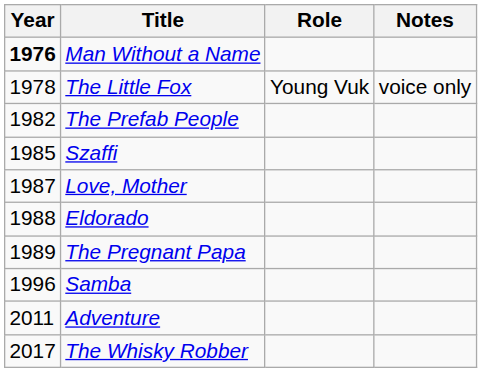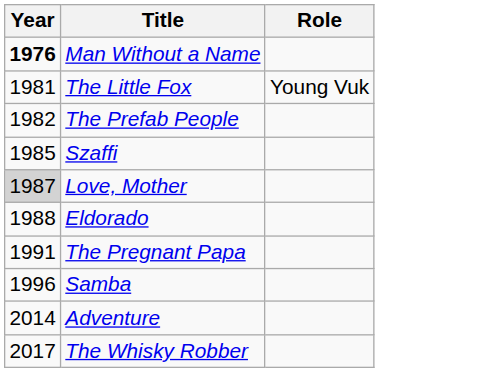- column: (425, 20)
(33, 86) 1978 -> (33, 86) 1981
(33, 185) no background -> (33, 185) lightgrey background
(33, 251) 1989 -> (33, 251) 1991
(32, 317) 2011 -> (33, 317) 2014
